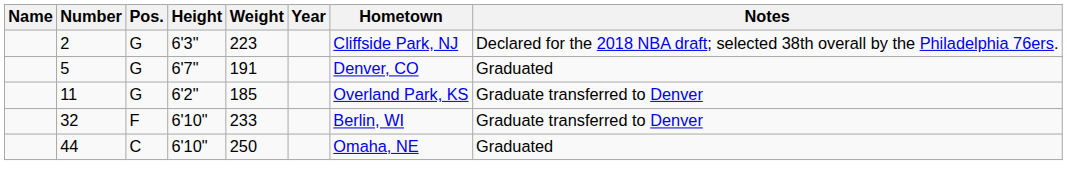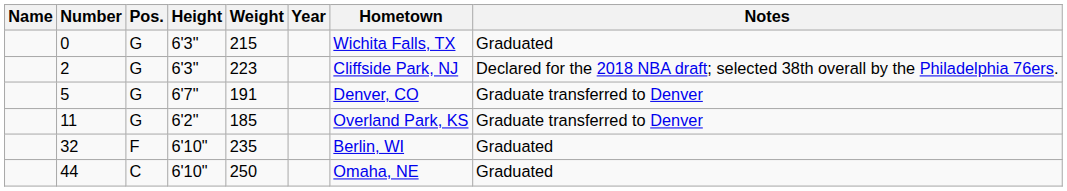+ row: (65, 43)
(515, 69) Graduated -> (589, 95) Graduate transferred to Denver
(243, 120) 233 -> (243, 146) 235
(589, 120) Graduate transferred to Denver -> (515, 146) Graduated
